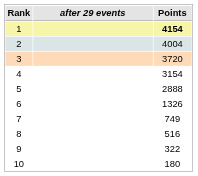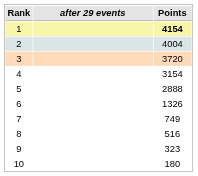(172, 148) 322 -> (172, 148) 323
